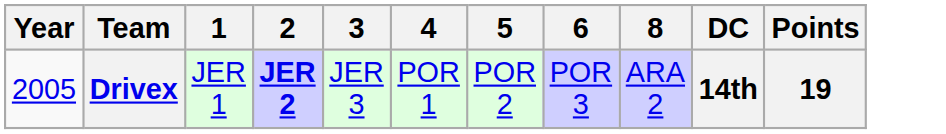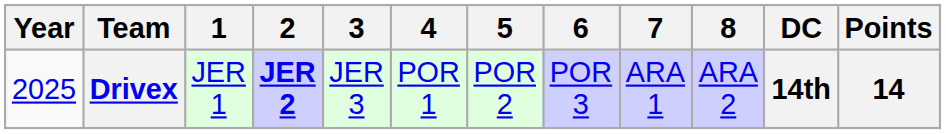+ column: (655, 27)
(44, 89) 2005 -> (44, 89) 2025
(816, 89) 19 -> (889, 89) 14
